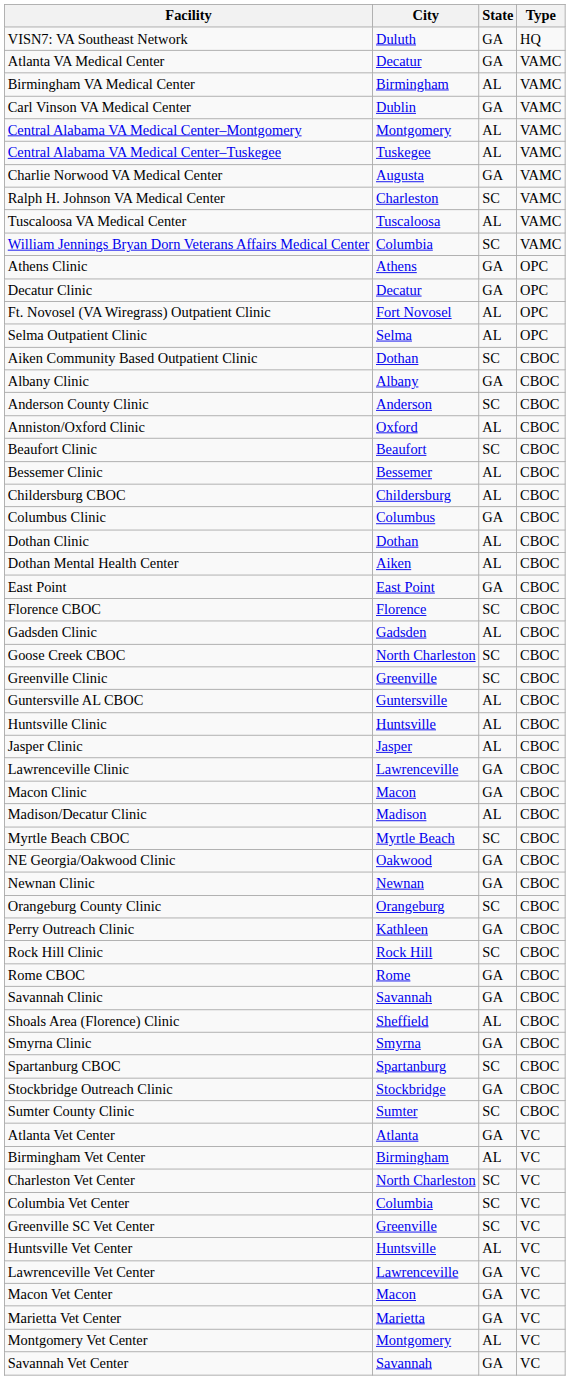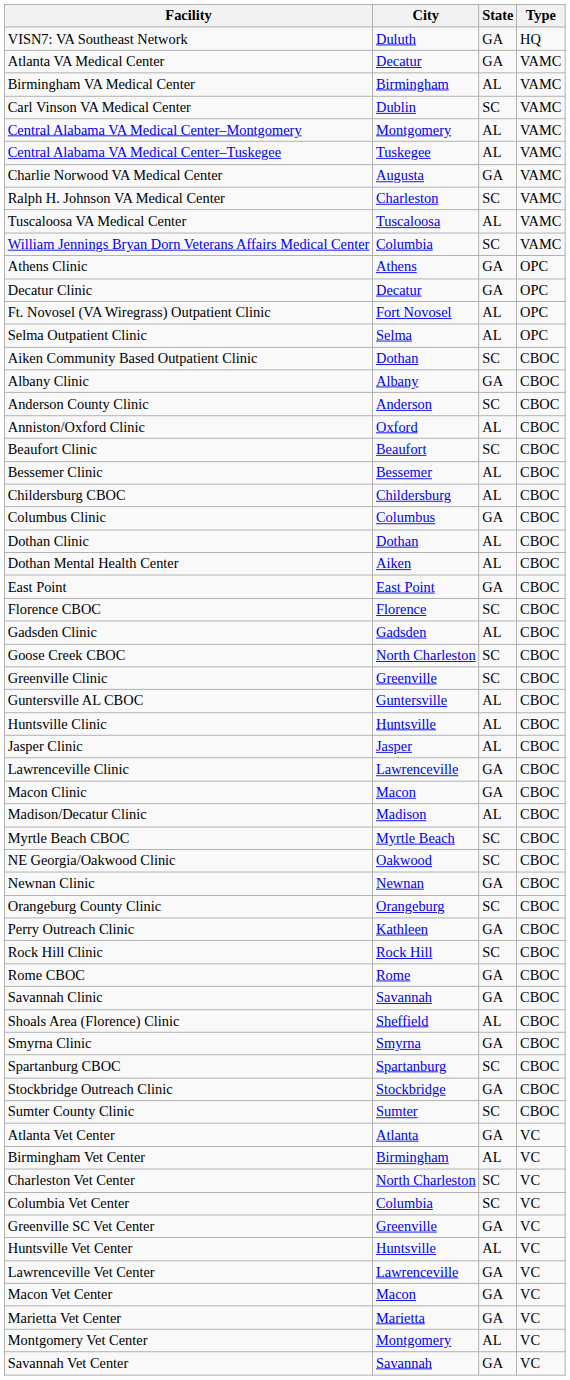(493, 107) GA -> (491, 107) SC
(493, 860) GA -> (491, 860) SC
(491, 1226) SC -> (493, 1226) GA
